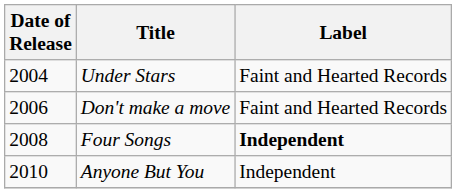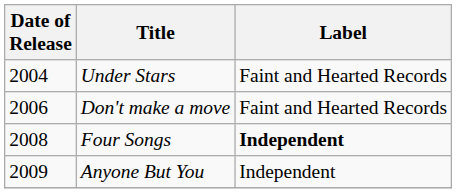(29, 172) 2010 -> (29, 172) 2009
